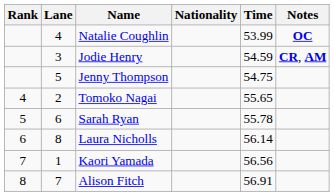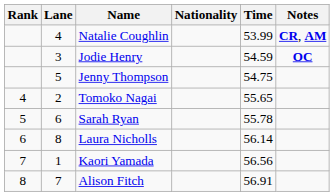(303, 35) OC -> (303, 35) CR, AM
(303, 56) CR, AM -> (303, 56) OC
